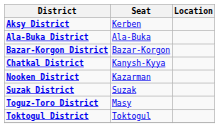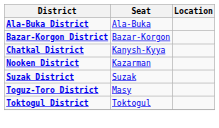- row: (38, 24)
